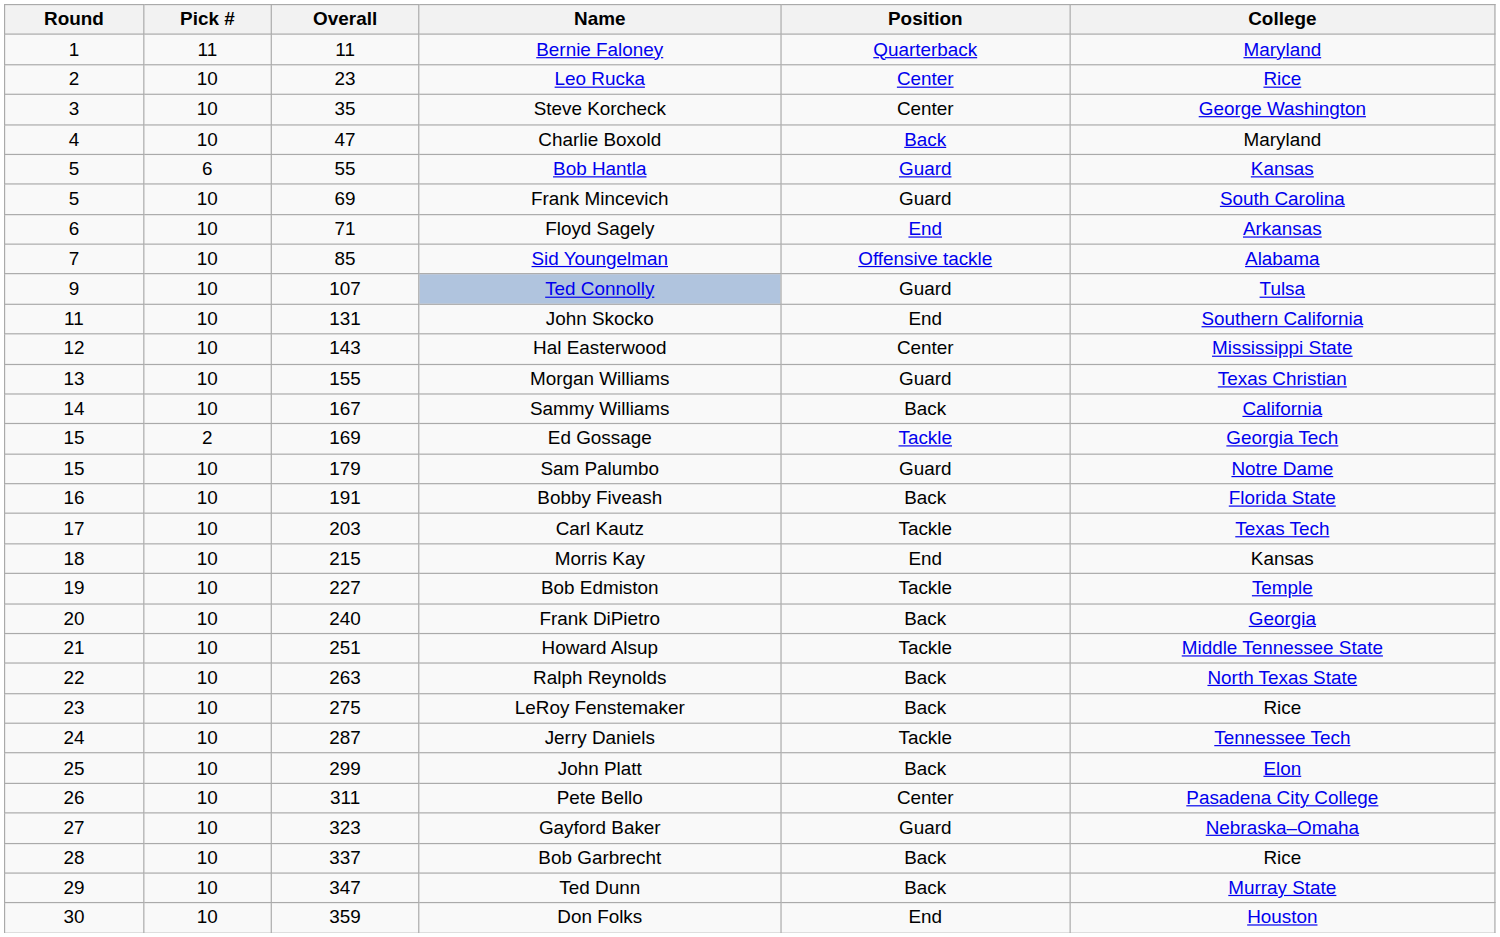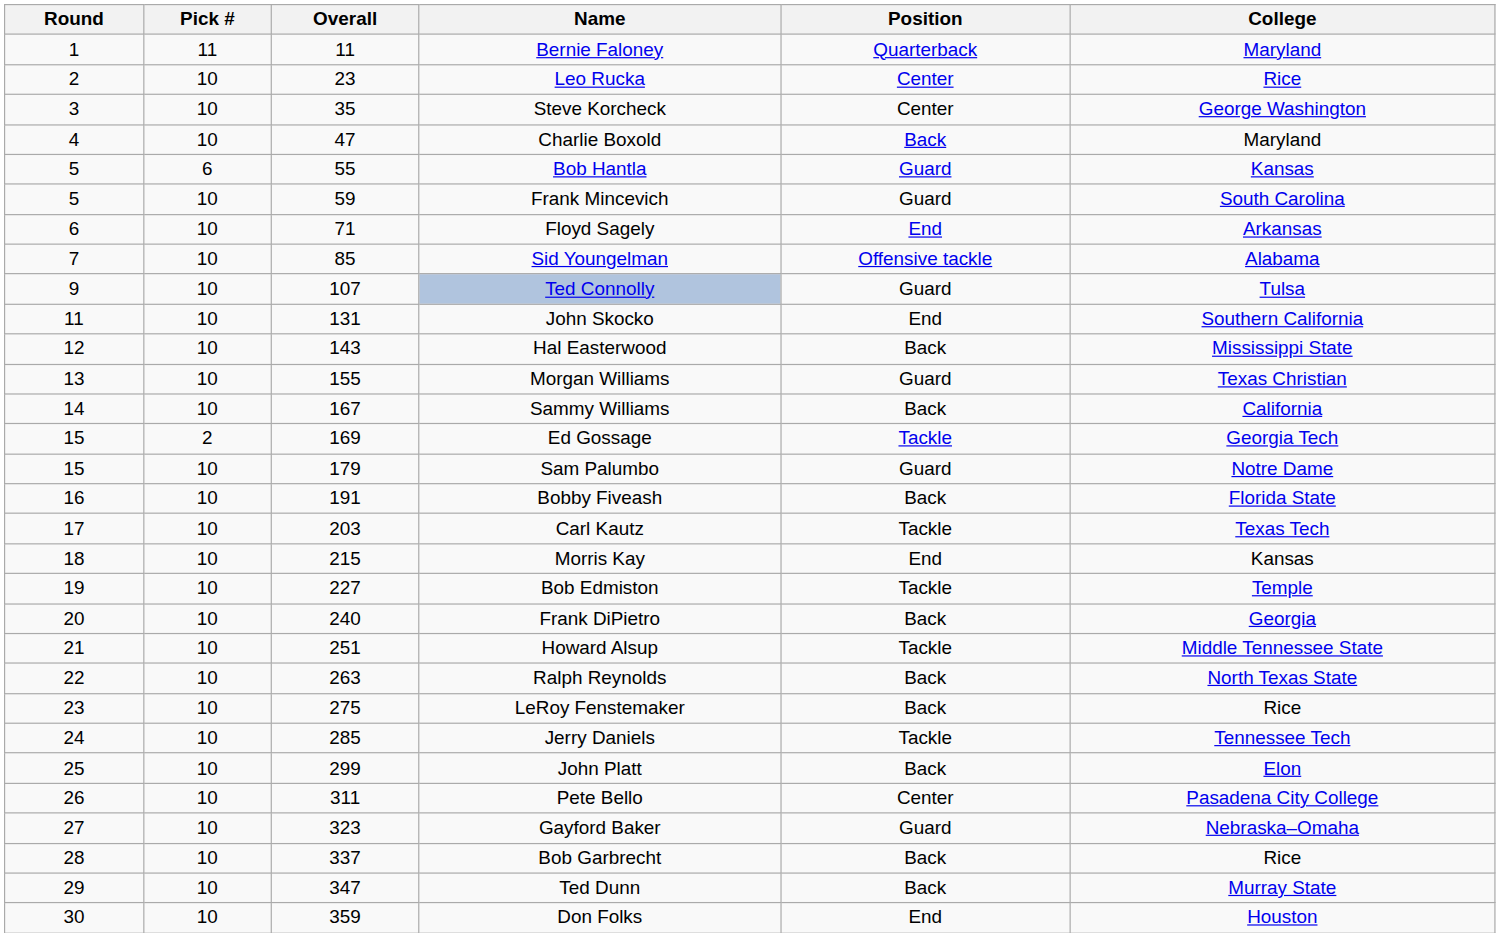(345, 199) 69 -> (345, 199) 59
(925, 348) Center -> (925, 348) Back
(345, 738) 287 -> (345, 738) 285
